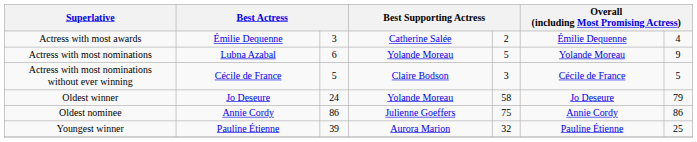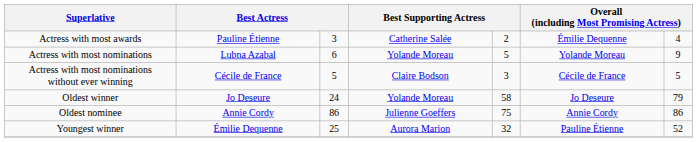(248, 39) Émilie Dequenne -> (248, 39) Pauline Étienne
(248, 129) Pauline Étienne -> (248, 129) Émilie Dequenne
(334, 129) 39 -> (334, 129) 25
(678, 129) 25 -> (678, 129) 52
